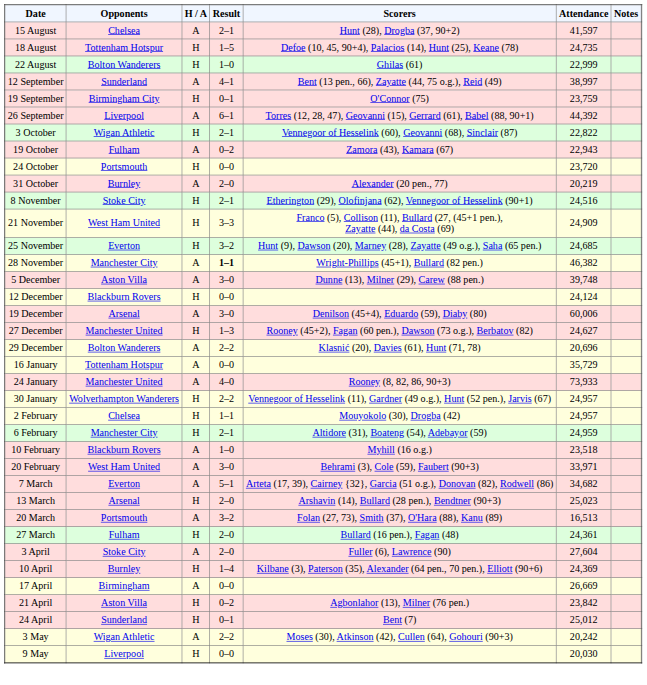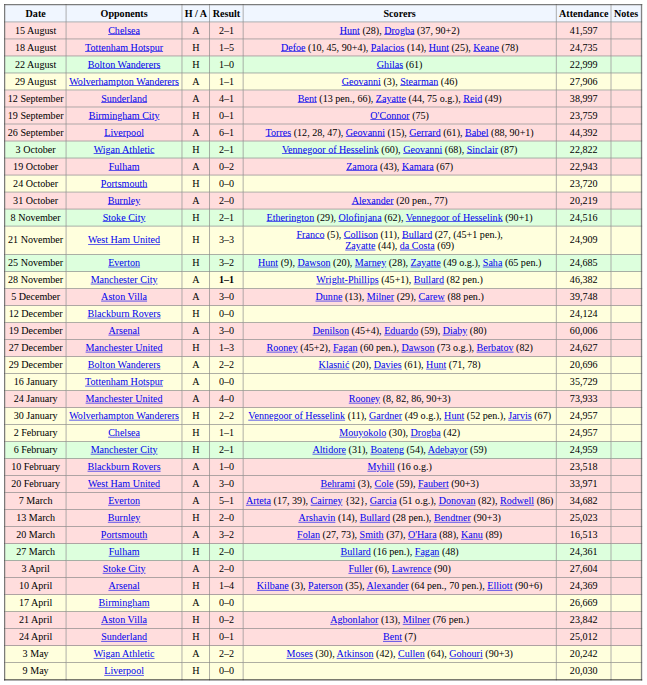+ row: (36, 81)
(124, 501) Arsenal -> (124, 518) Burnley
(124, 569) Burnley -> (124, 586) Arsenal
